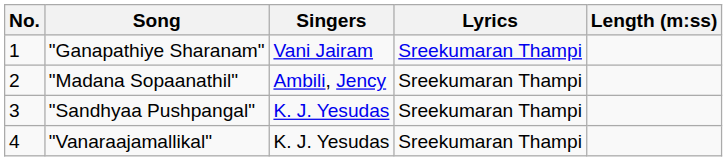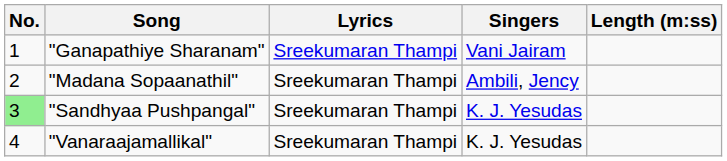columns swapped: (331, 20) <-> (490, 20)
(14, 111) no background -> (14, 111) lightgreen background
